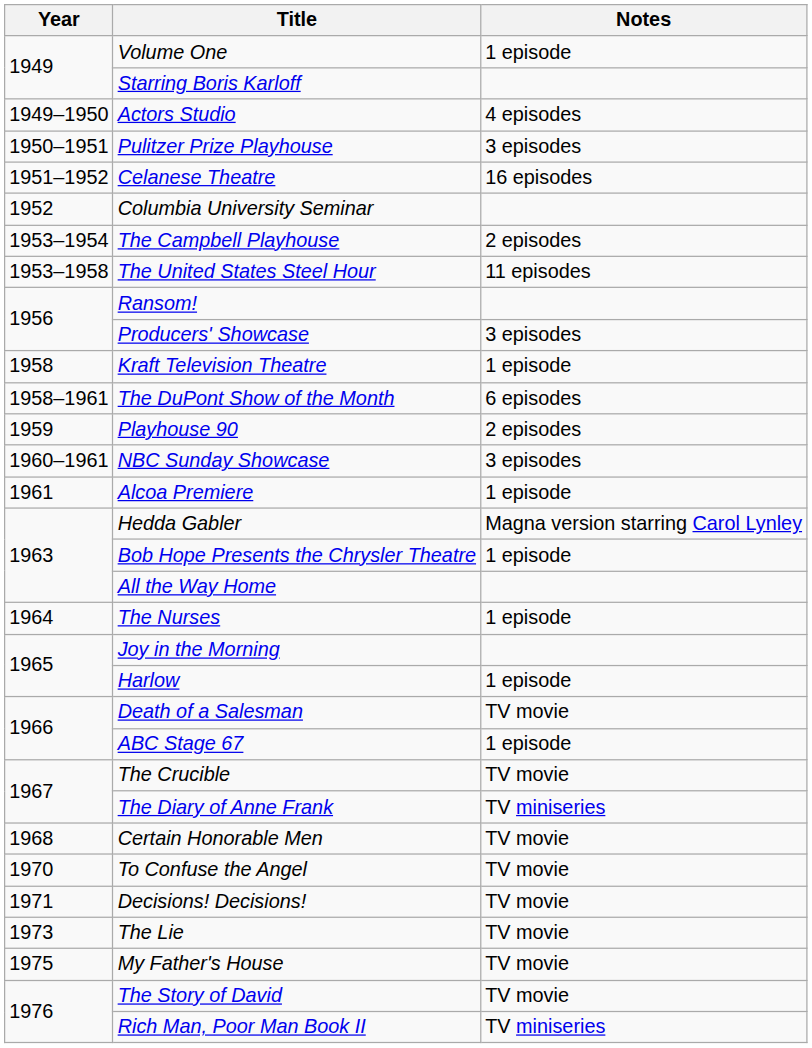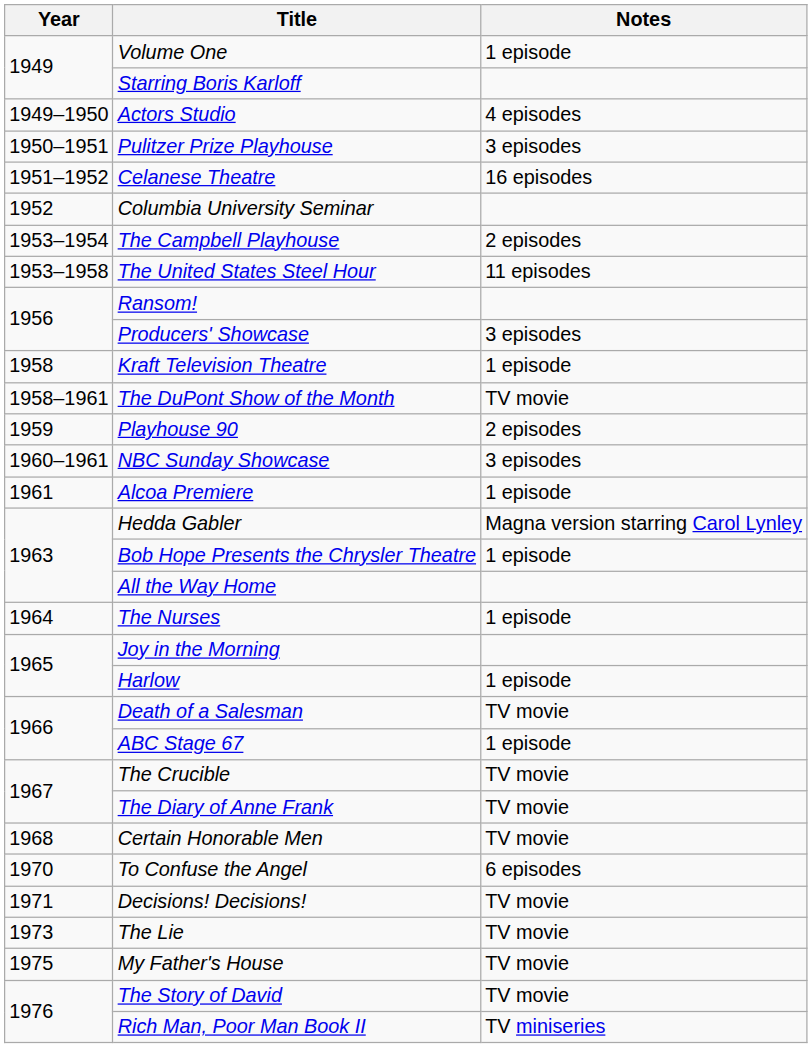(533, 397) 6 episodes -> (527, 397) TV movie
(545, 806) TV miniseries -> (527, 806) TV movie
(527, 869) TV movie -> (533, 869) 6 episodes
